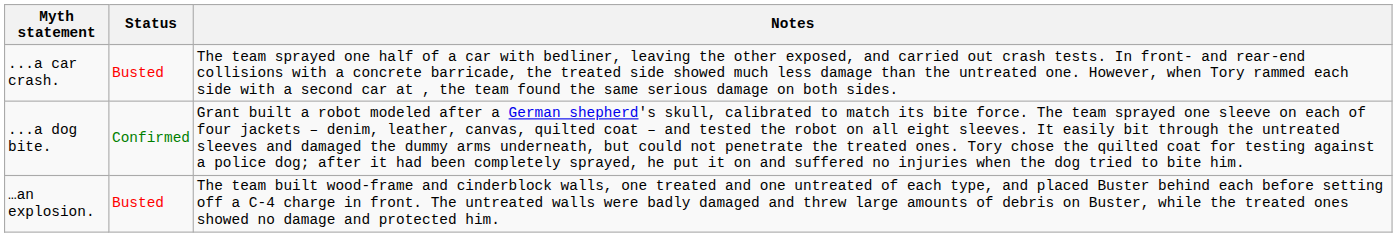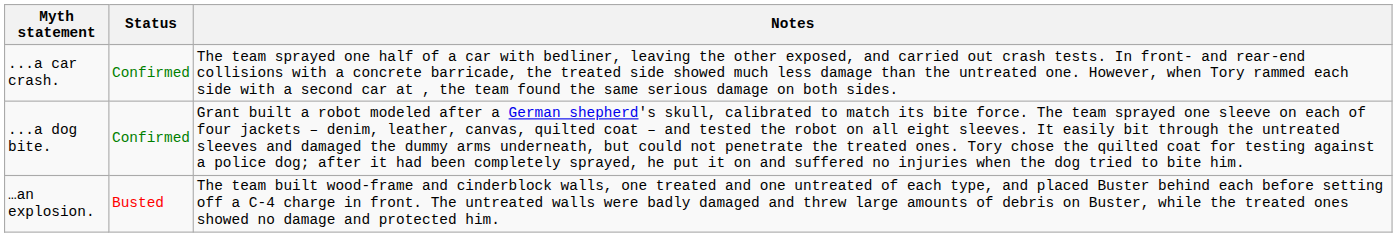(138, 73) Busted -> (151, 73) Confirmed
